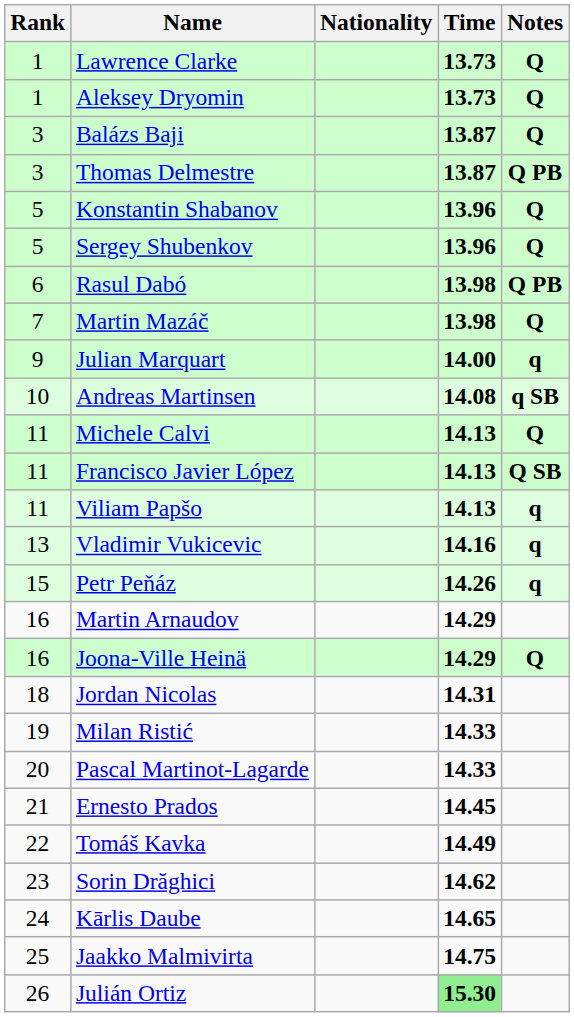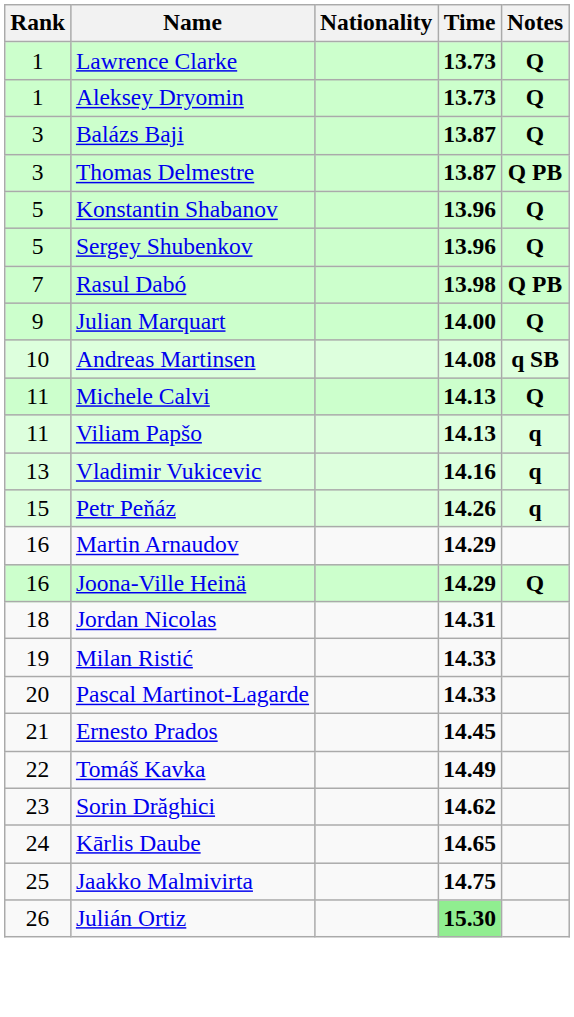(38, 284) 6 -> (38, 284) 7
- row: (142, 321)
(535, 358) q -> (535, 321) Q
- row: (185, 470)
